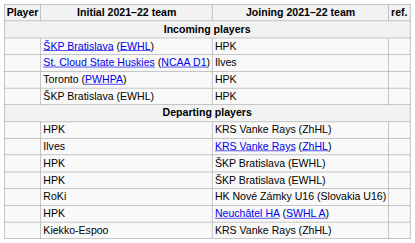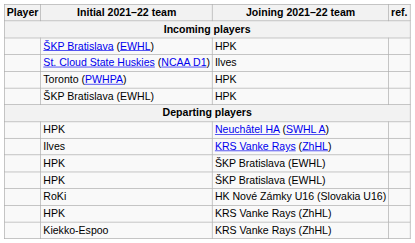rows swapped: (54, 213) <-> (54, 130)
